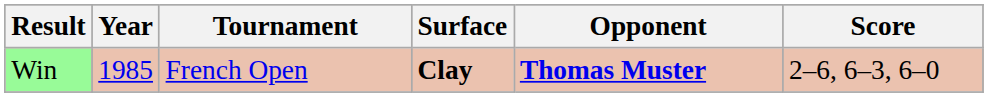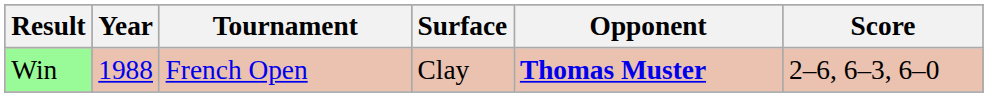(126, 69) 1985 -> (126, 69) 1988
(445, 69) bold -> (443, 69) normal
